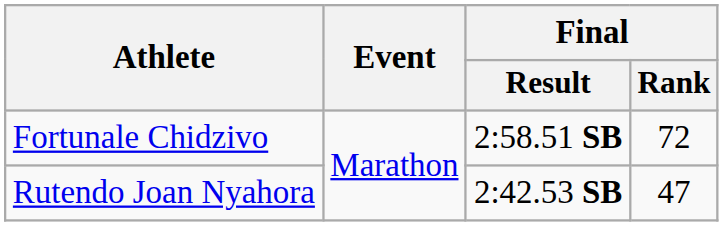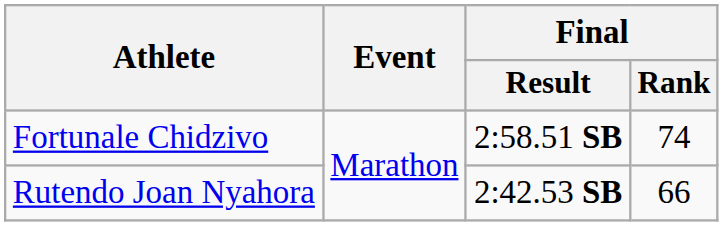(674, 137) 72 -> (674, 137) 74
(674, 192) 47 -> (674, 192) 66
